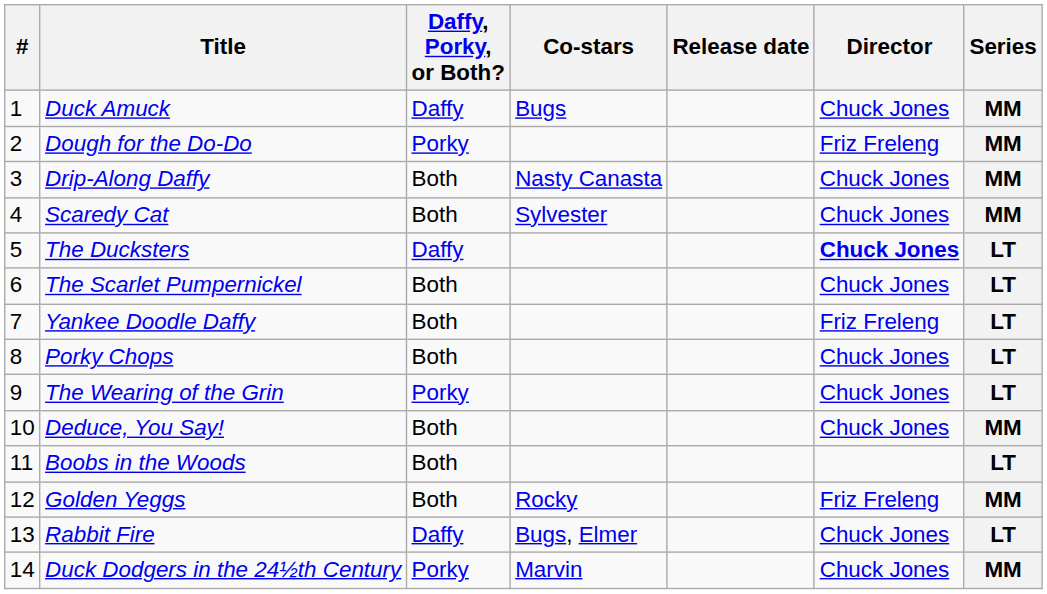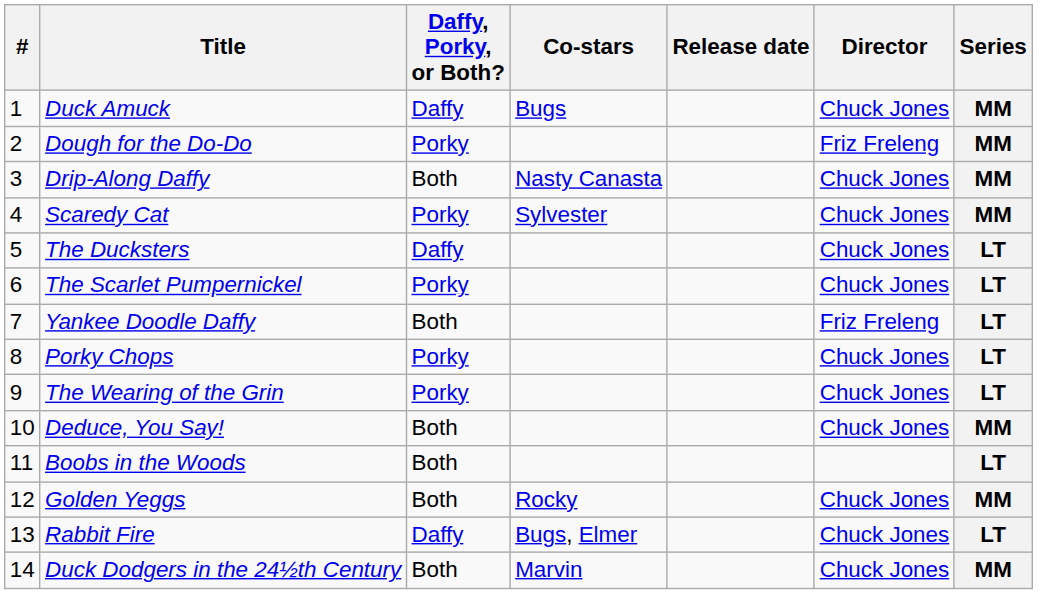(435, 214) Both -> (440, 214) Porky
(889, 250) bold -> (884, 250) normal
(435, 285) Both -> (440, 285) Porky
(435, 356) Both -> (440, 356) Porky
(879, 498) Friz Freleng -> (884, 498) Chuck Jones
(440, 570) Porky -> (435, 570) Both
